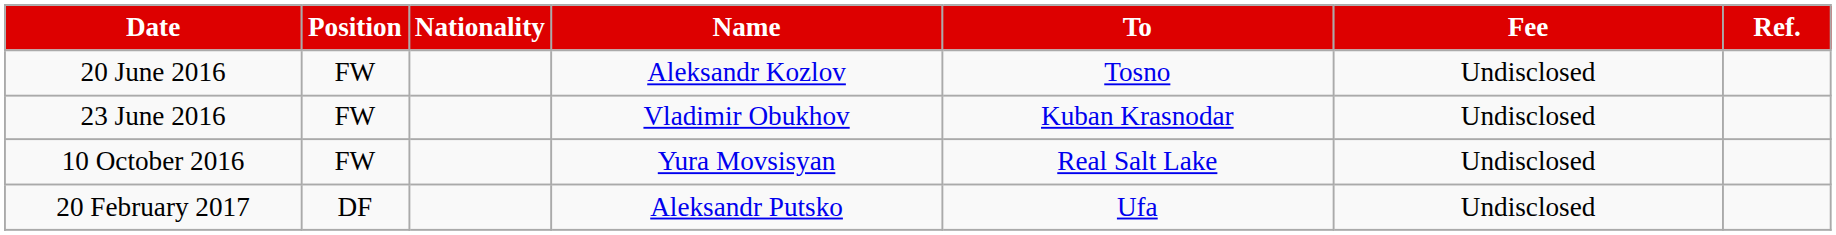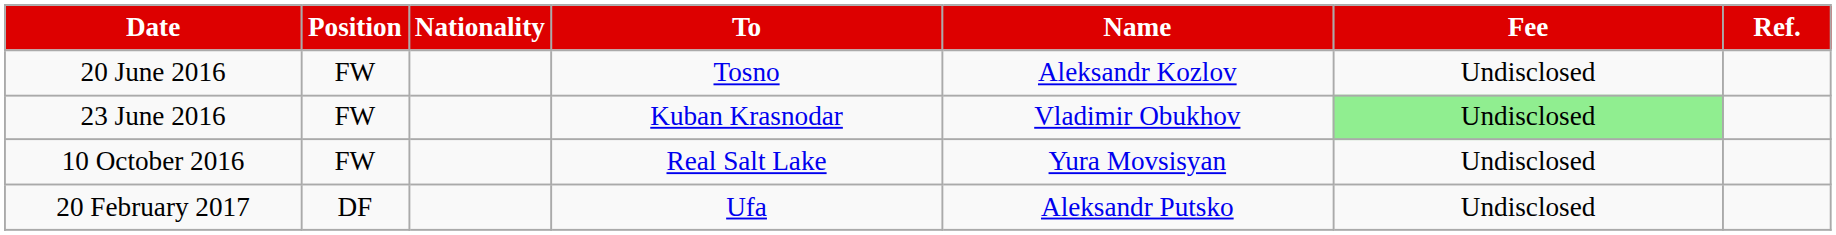columns swapped: (747, 27) <-> (1137, 27)
(1528, 117) no background -> (1528, 117) lightgreen background
